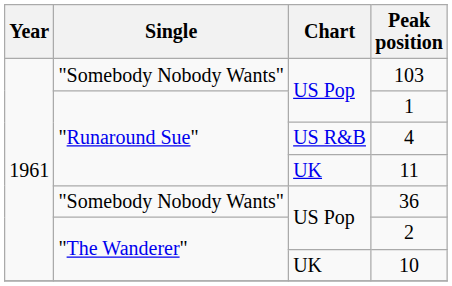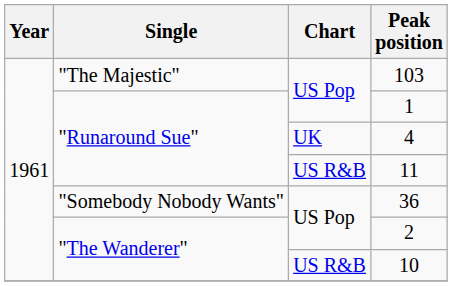(171, 74) "Somebody Nobody Wants" -> (119, 74) "The Majestic"
(330, 138) US R&B -> (308, 138) UK
(308, 169) UK -> (330, 169) US R&B
(308, 264) UK -> (330, 264) US R&B
